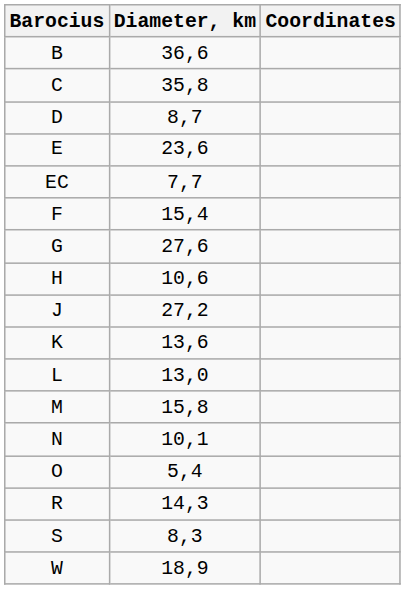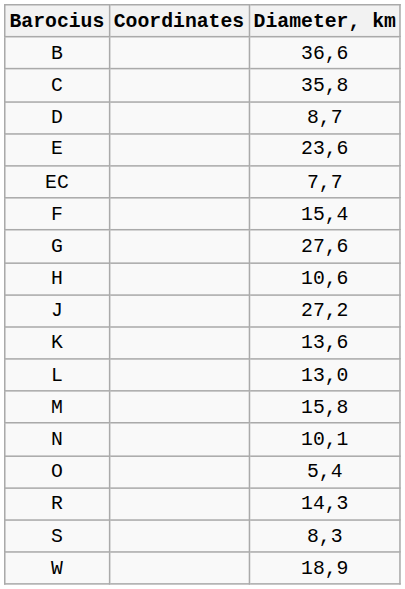columns swapped: (331, 21) <-> (185, 21)
